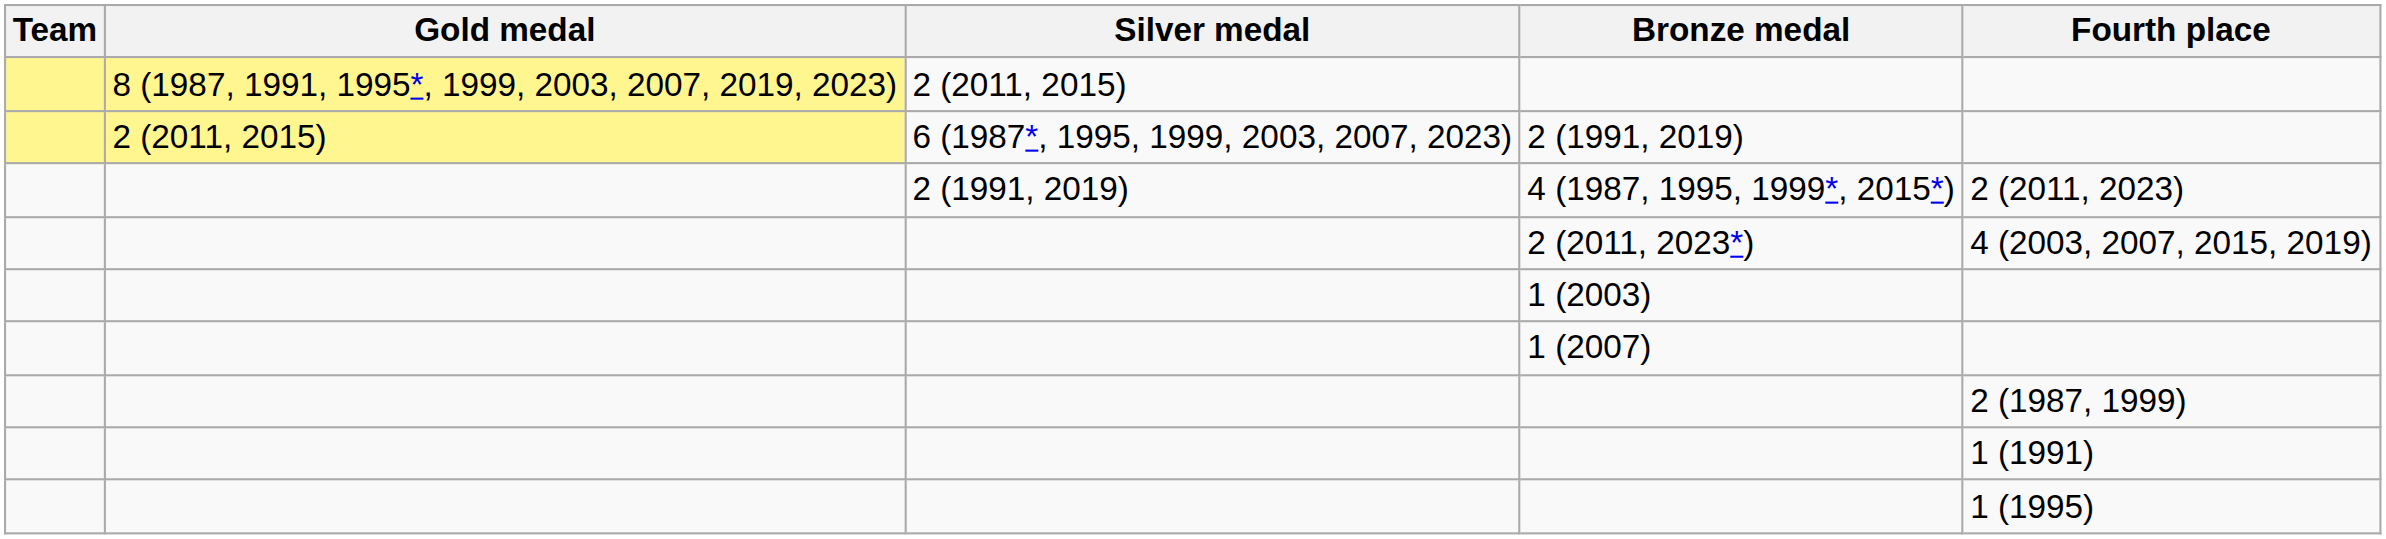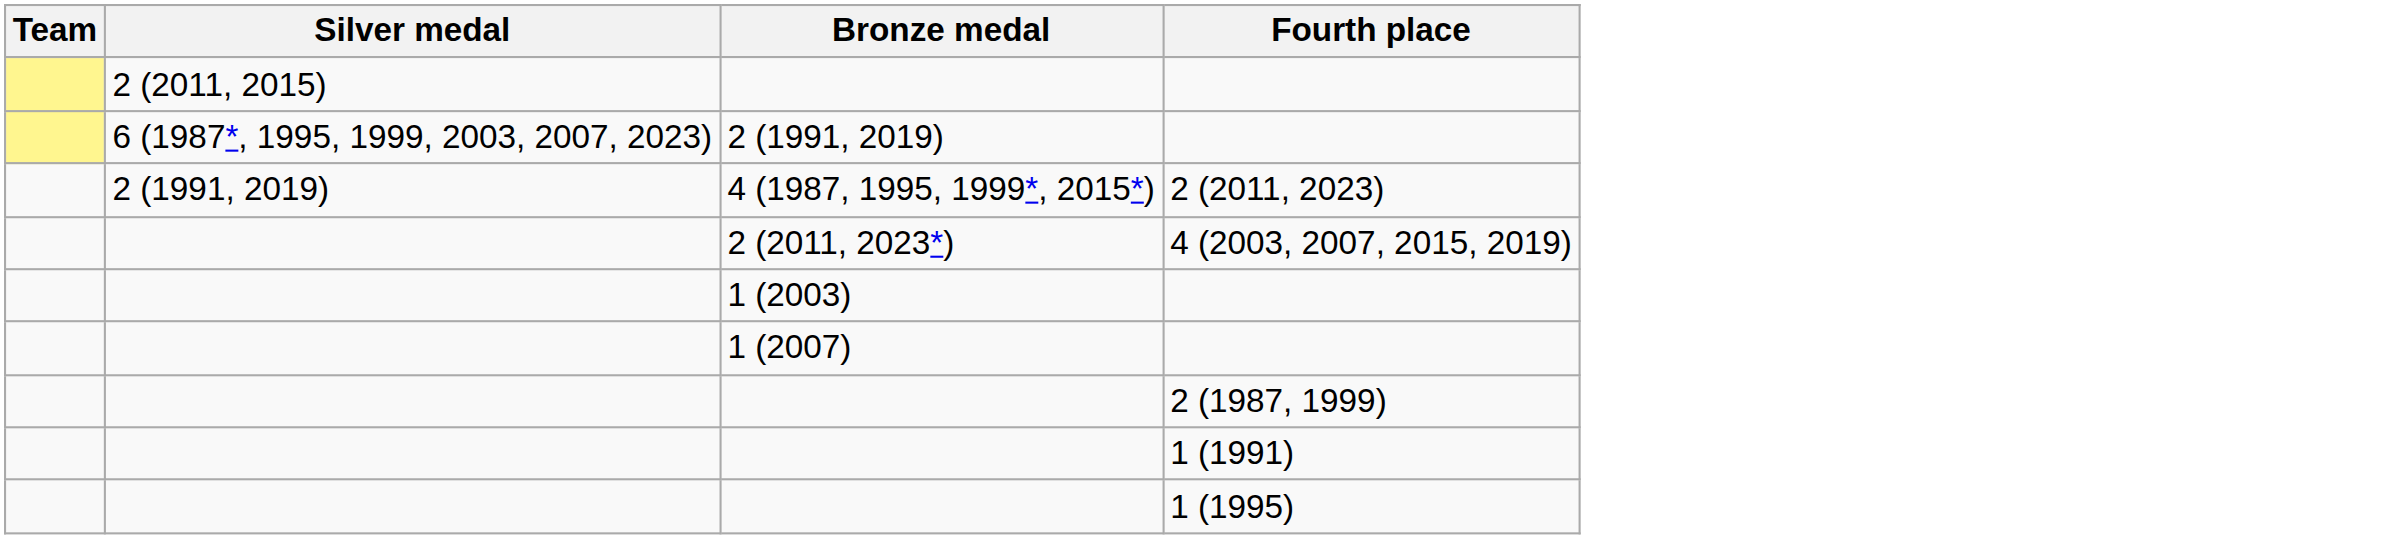- column: (505, 30)
